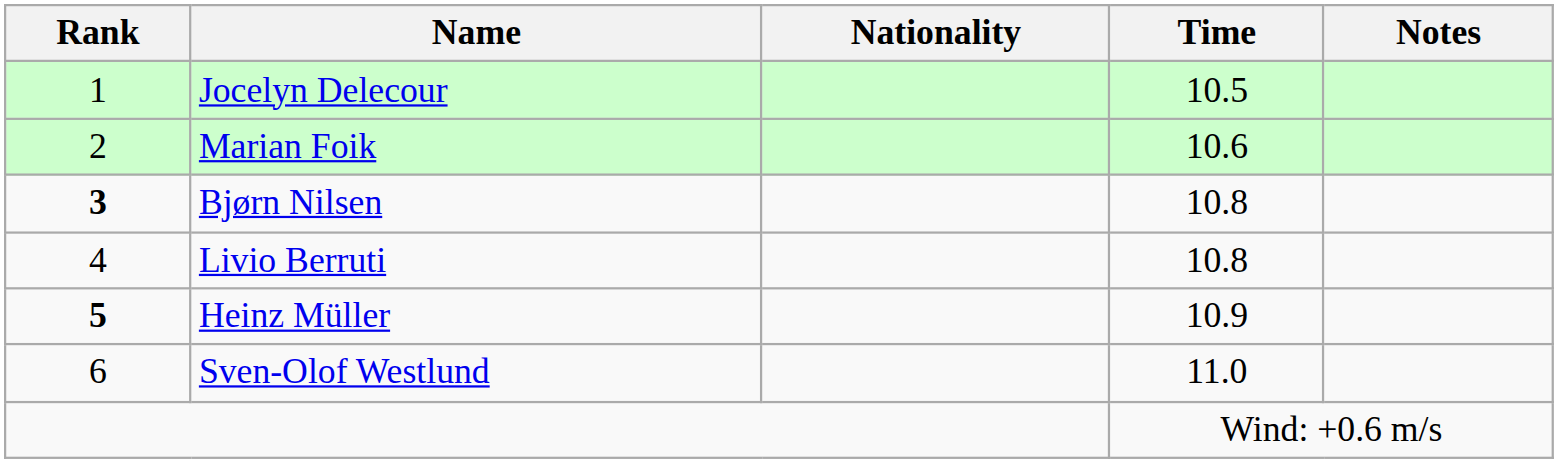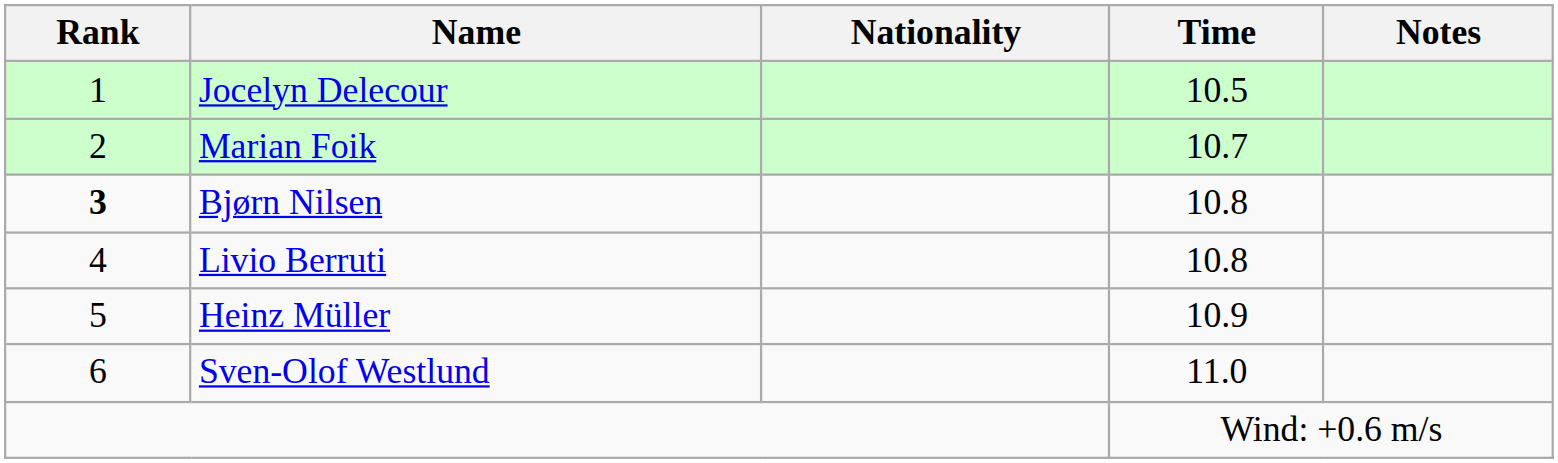(1217, 145) 10.6 -> (1217, 145) 10.7
(98, 315) bold -> (98, 315) normal
